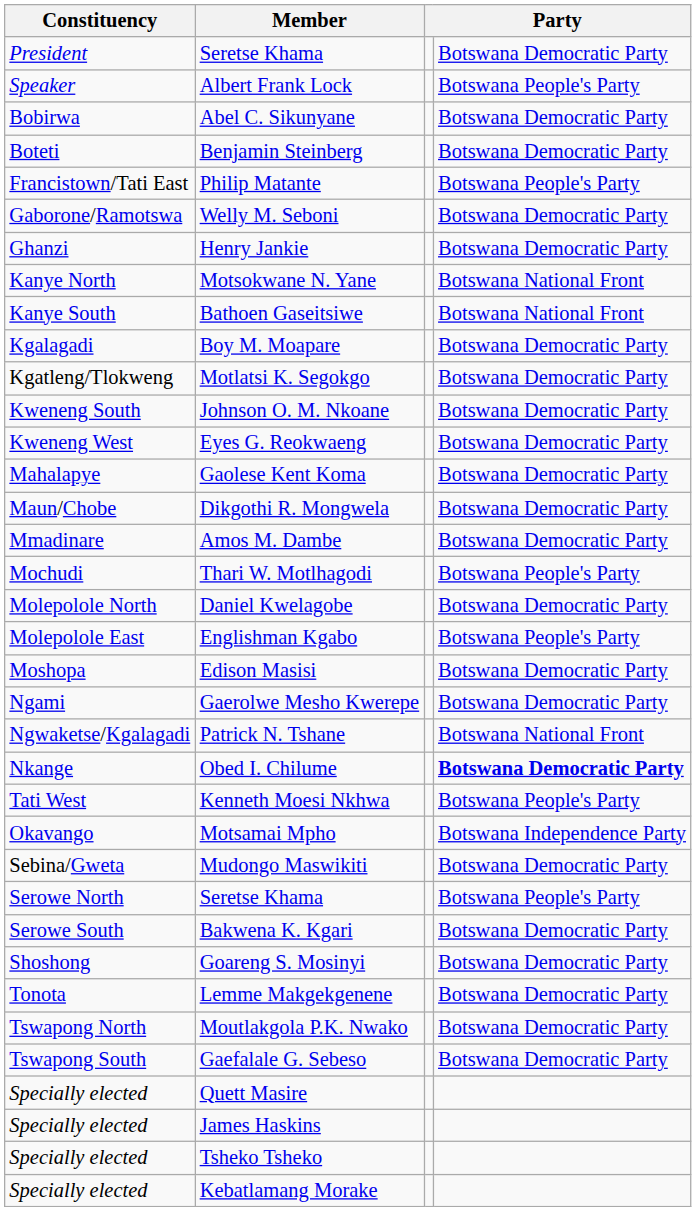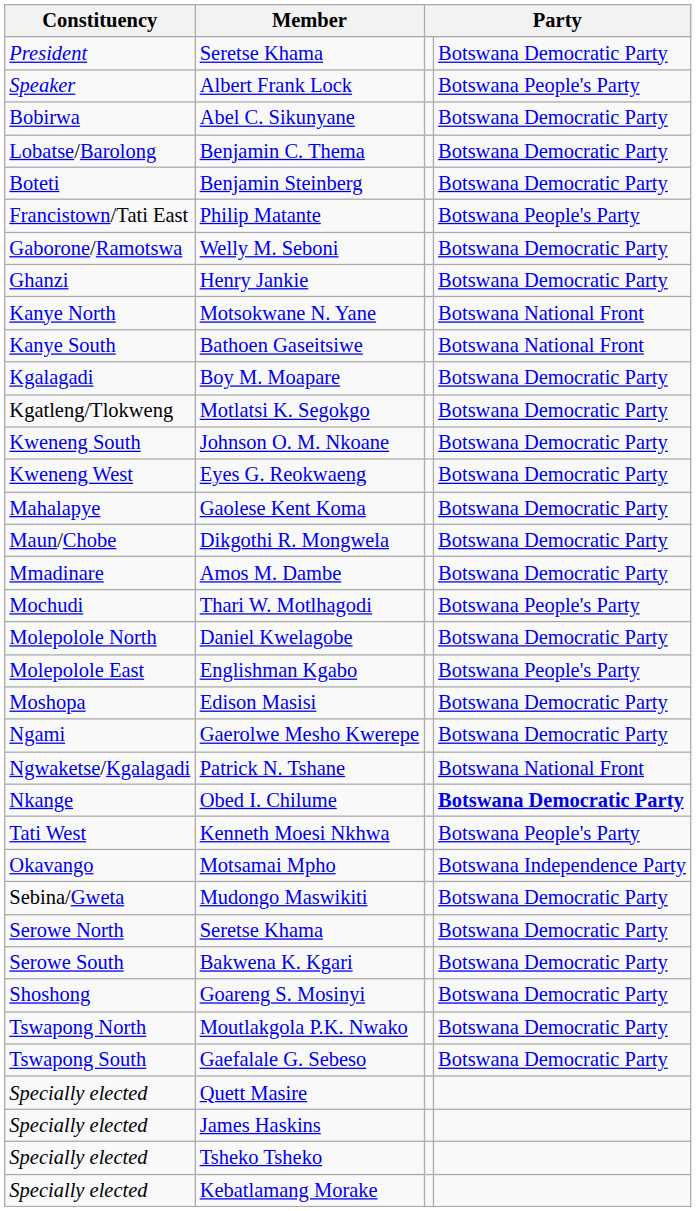+ row: (83, 150)
(539, 897) Botswana People's Party -> (553, 930) Botswana Democratic Party
- row: (38, 995)
